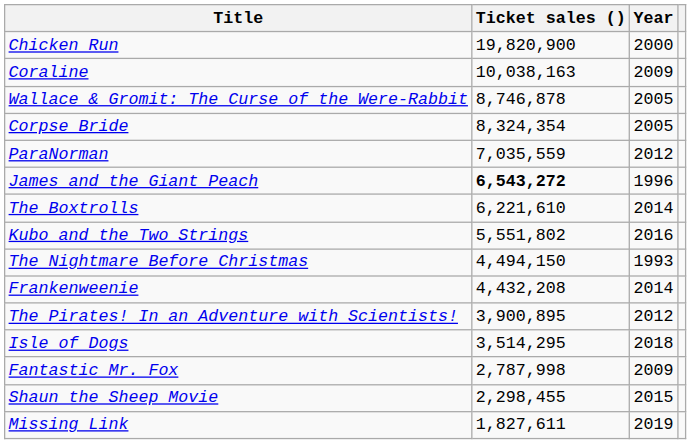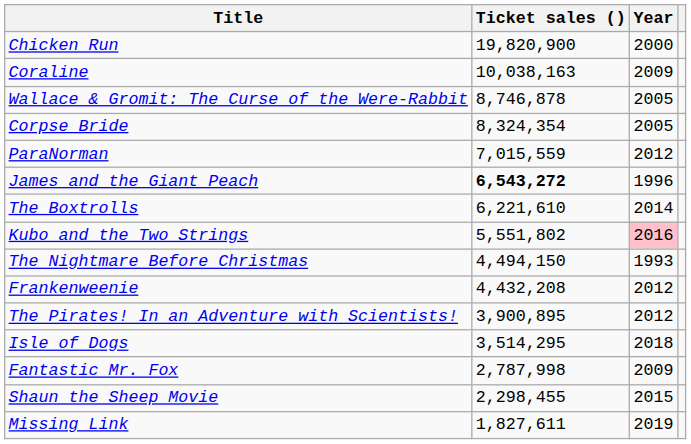(521, 154) 7,035,559 -> (521, 154) 7,015,559
(654, 235) no background -> (654, 235) pink background
(654, 289) 2014 -> (654, 289) 2012
